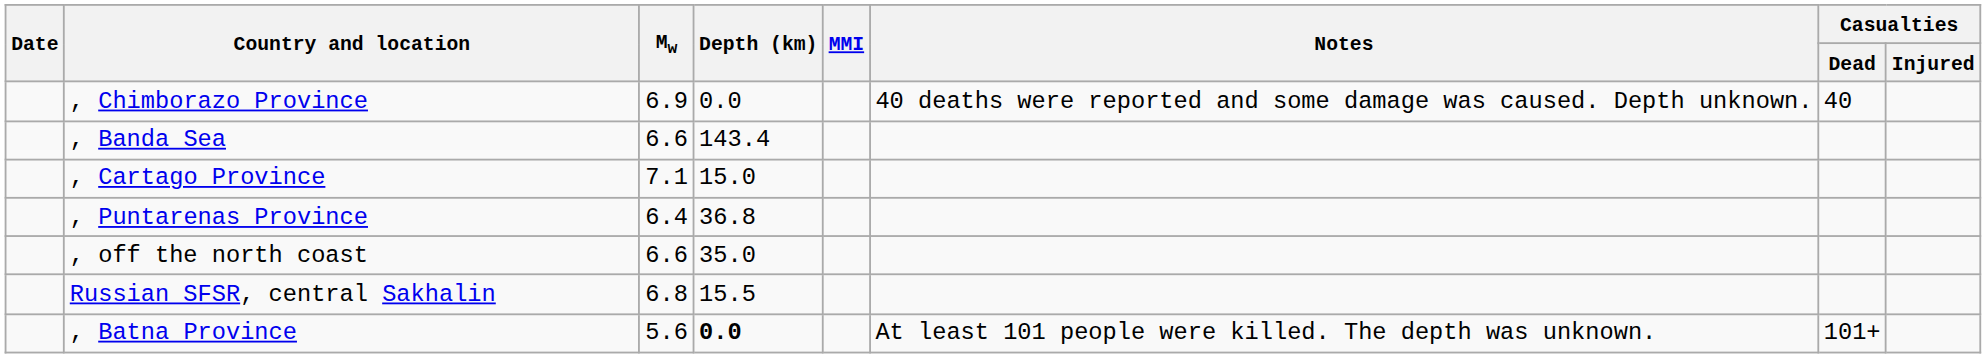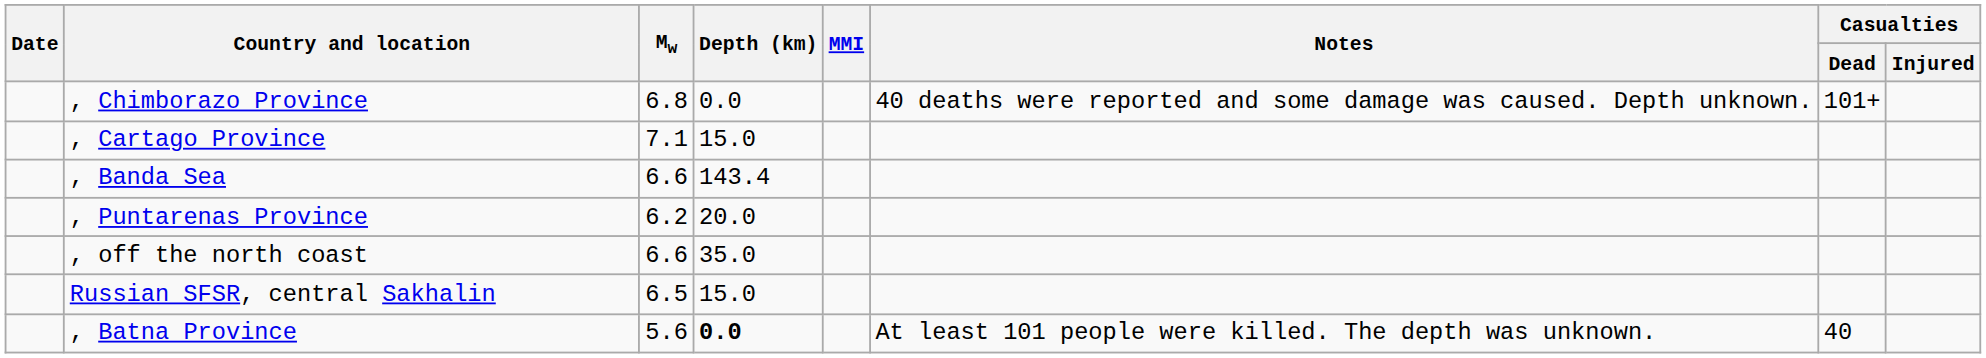(667, 101) 6.9 -> (667, 101) 6.8
(1838, 101) 40 -> (1852, 101) 101+
rows swapped: (198, 178) <-> (148, 140)
(667, 217) 6.4 -> (667, 217) 6.2
(728, 217) 36.8 -> (728, 217) 20.0
(667, 294) 6.8 -> (667, 294) 6.5
(728, 294) 15.5 -> (728, 294) 15.0
(1852, 333) 101+ -> (1838, 333) 40
